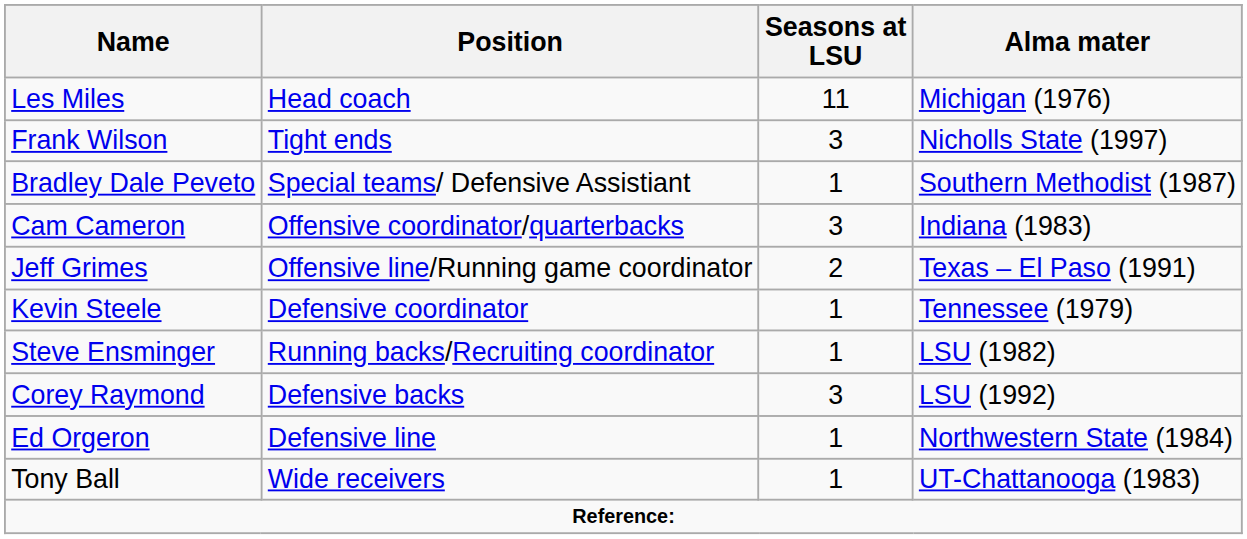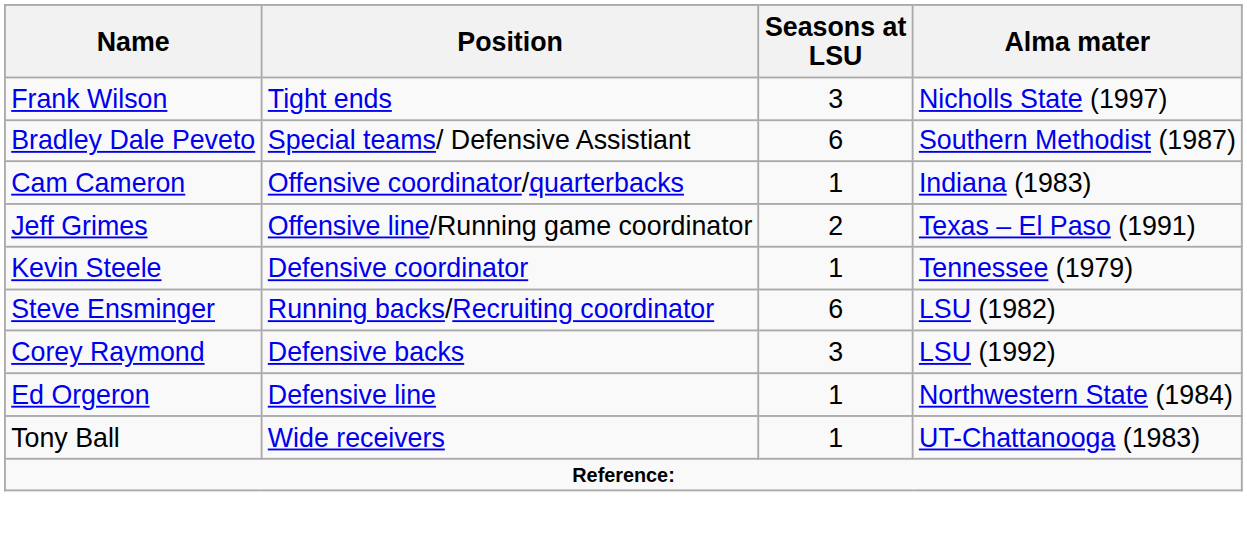- row: (68, 99)
(836, 183) 1 -> (836, 141) 6
(836, 225) 3 -> (836, 183) 1
(836, 352) 1 -> (836, 310) 6
